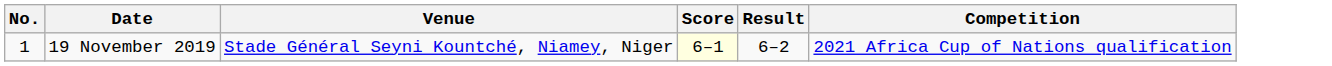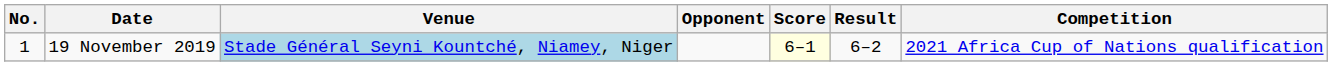+ column: (724, 19)
(449, 47) no background -> (449, 47) lightblue background
